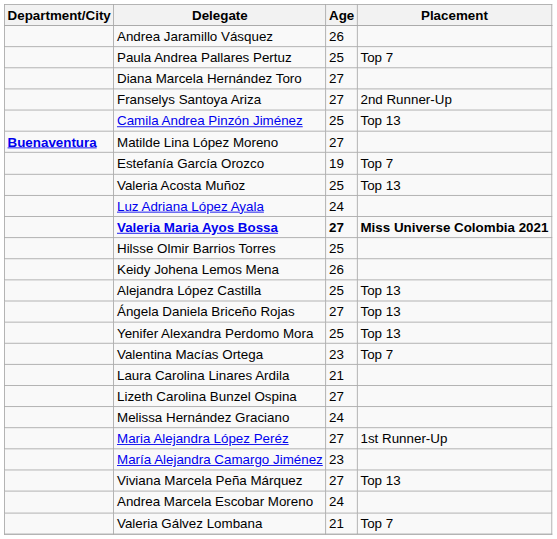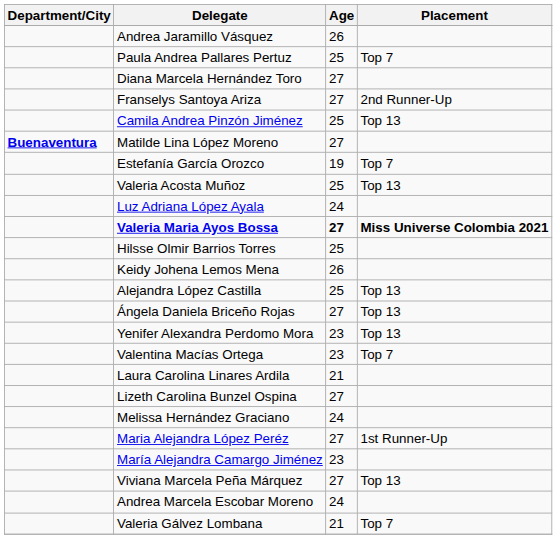(336, 333) 25 -> (336, 333) 23
